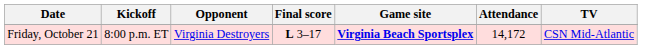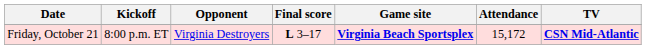(509, 34) 14,172 -> (509, 34) 15,172
(589, 34) normal -> (591, 34) bold
